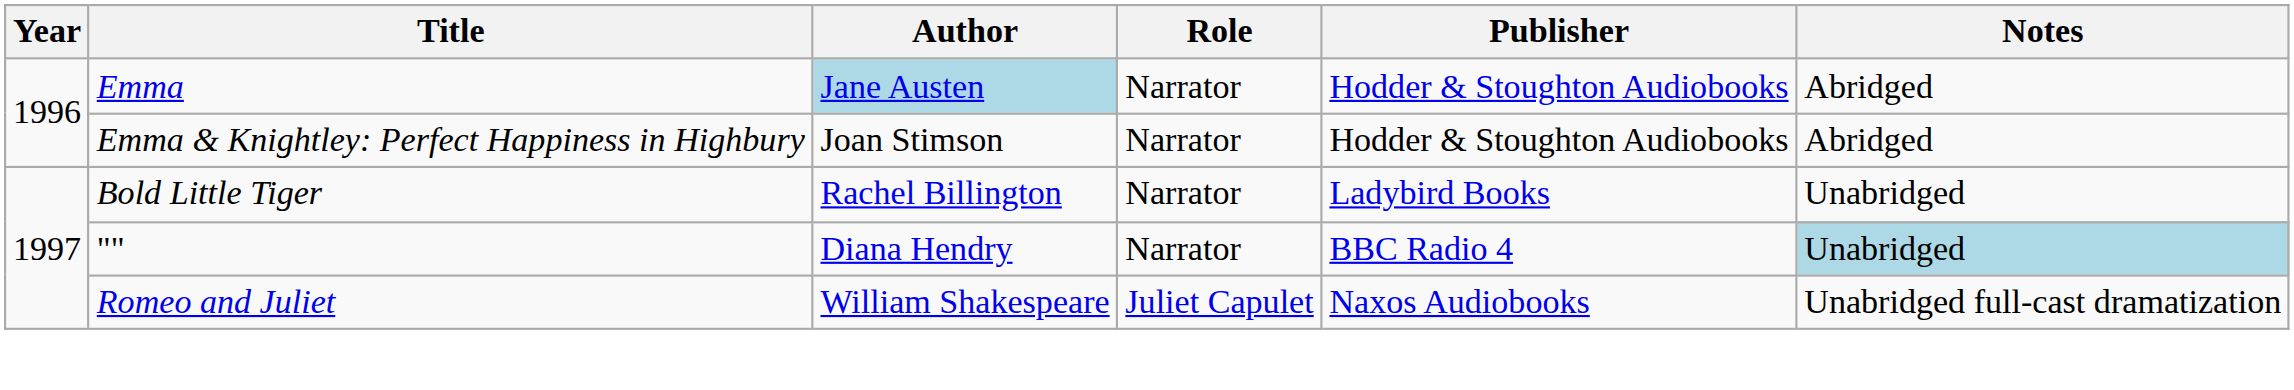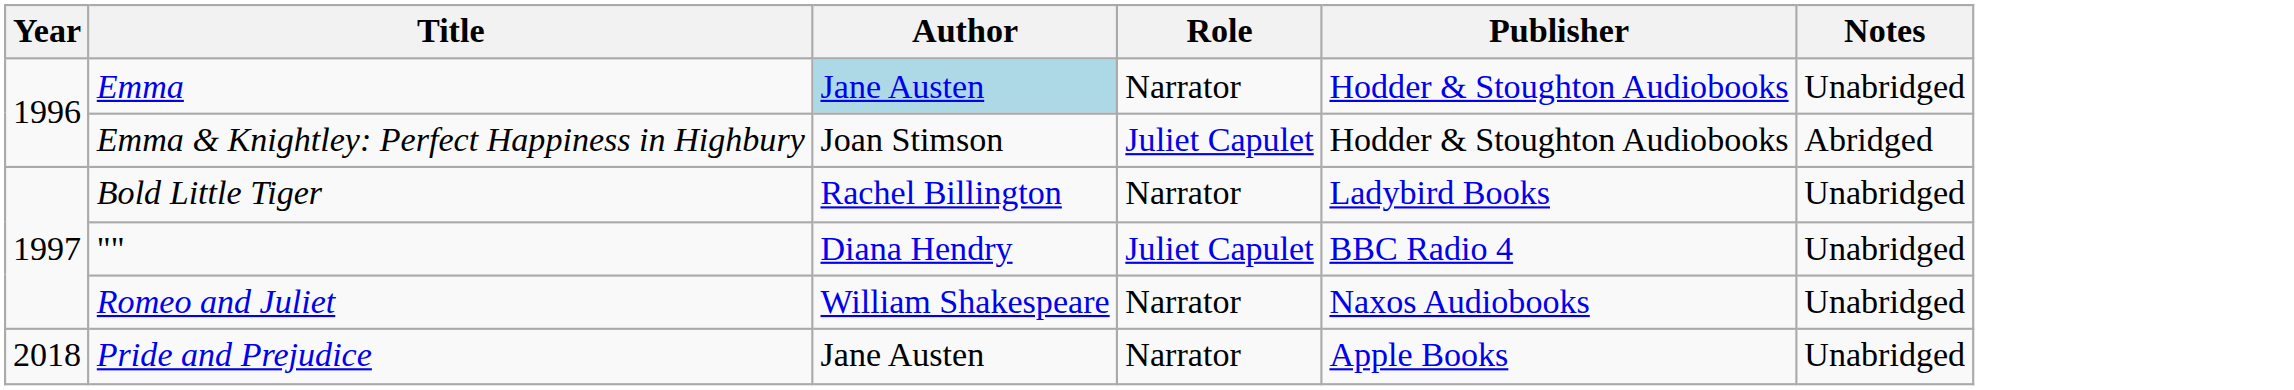(1869, 85) Abridged -> (1885, 85) Unabridged
(1183, 139) Narrator -> (1220, 139) Juliet Capulet
(1183, 247) Narrator -> (1220, 247) Juliet Capulet
(1885, 247) lightblue background -> (1885, 247) no background
(1220, 301) Juliet Capulet -> (1183, 301) Narrator
(2043, 301) Unabridged full-cast dramatization -> (1885, 301) Unabridged
+ row: (234, 355)
